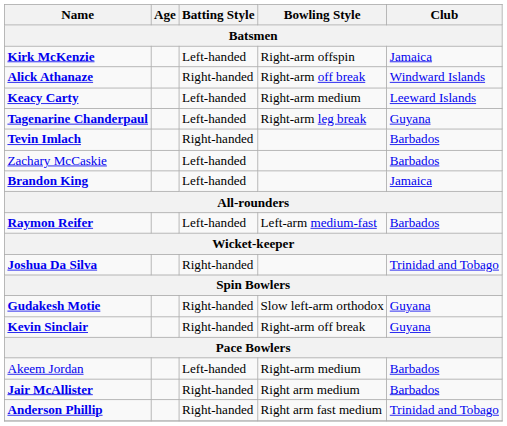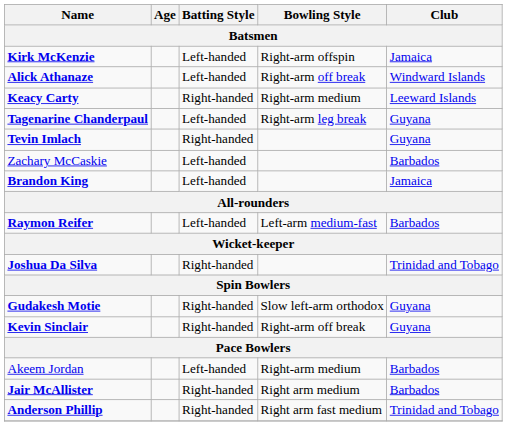(218, 77) Right-handed -> (214, 77) Left-handed
(214, 98) Left-handed -> (218, 98) Right-handed
(415, 139) Barbados -> (410, 139) Guyana
